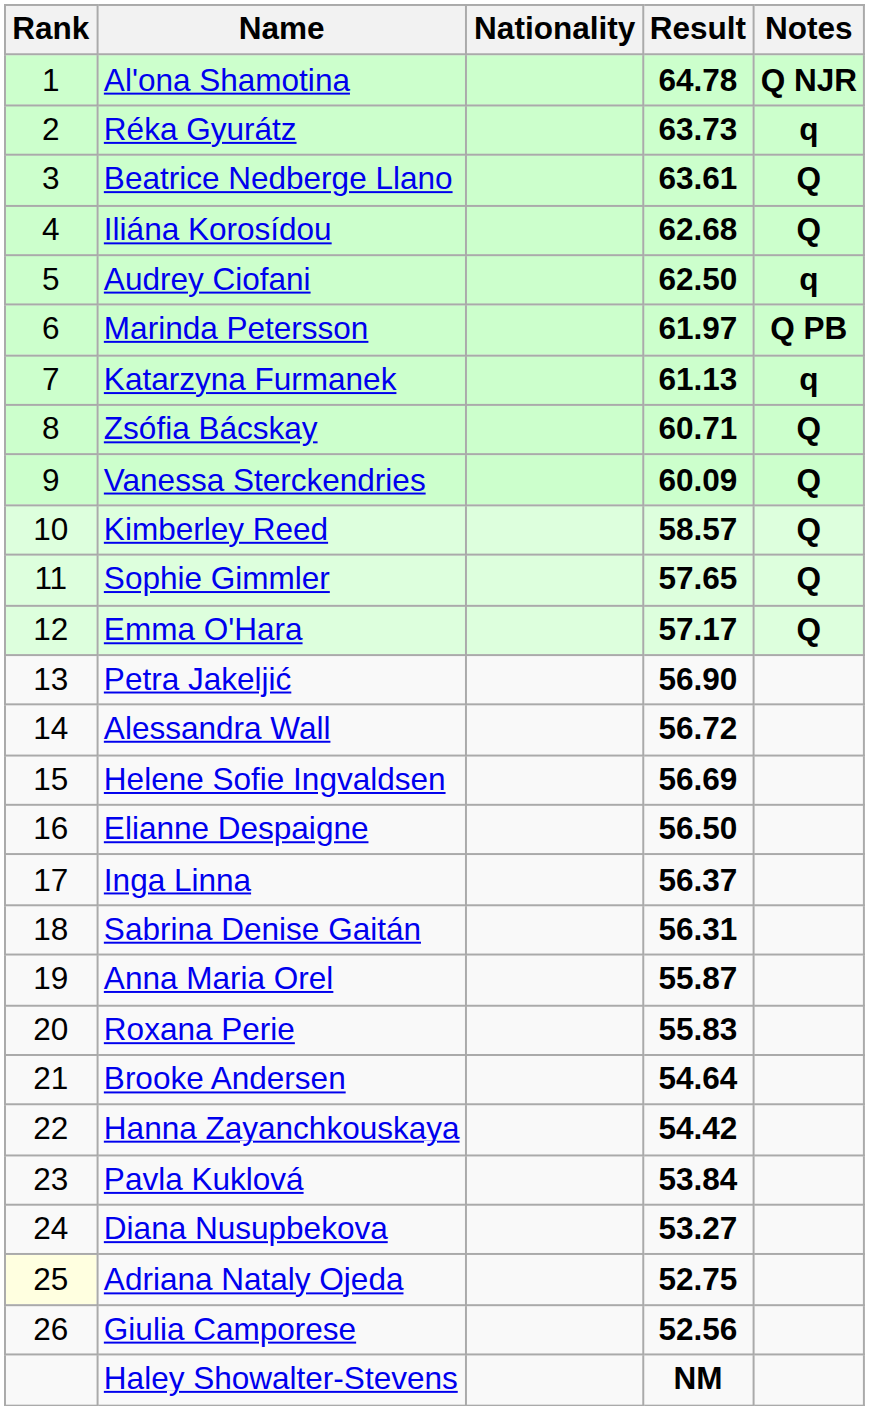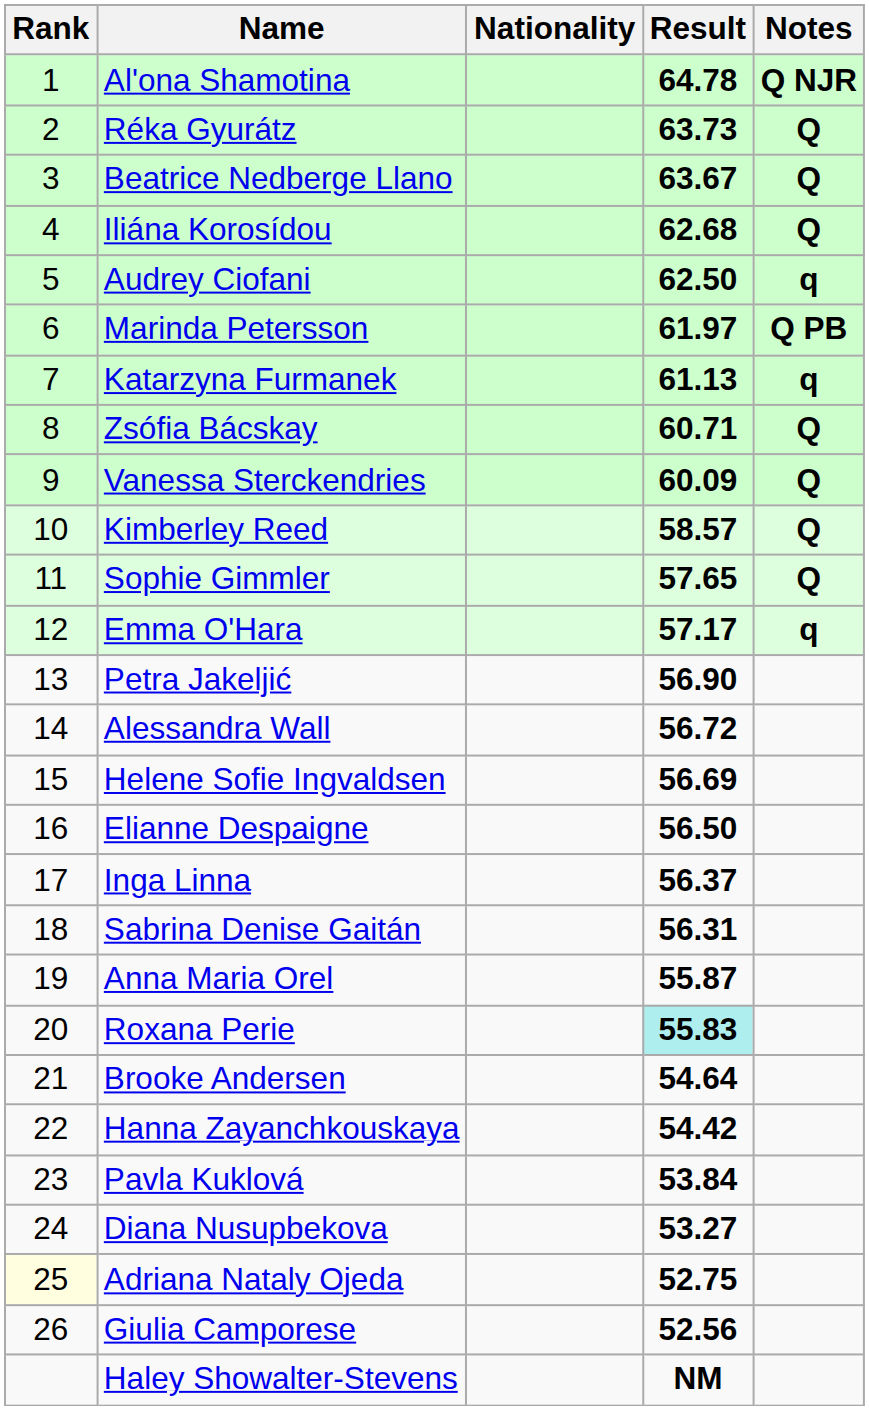(809, 129) q -> (809, 129) Q
(698, 179) 63.61 -> (698, 179) 63.67
(809, 629) Q -> (809, 629) q
(698, 1029) no background -> (698, 1029) paleturquoise background
